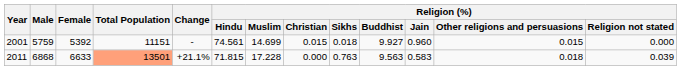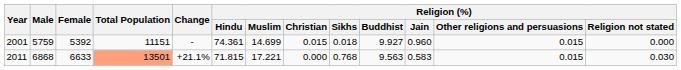(229, 42) 74.561 -> (229, 42) 74.361
(266, 57) 17.228 -> (266, 57) 17.221
(345, 57) 0.763 -> (345, 57) 0.768
(571, 57) 0.018 -> (571, 57) 0.015
(662, 57) 0.039 -> (662, 57) 0.030
